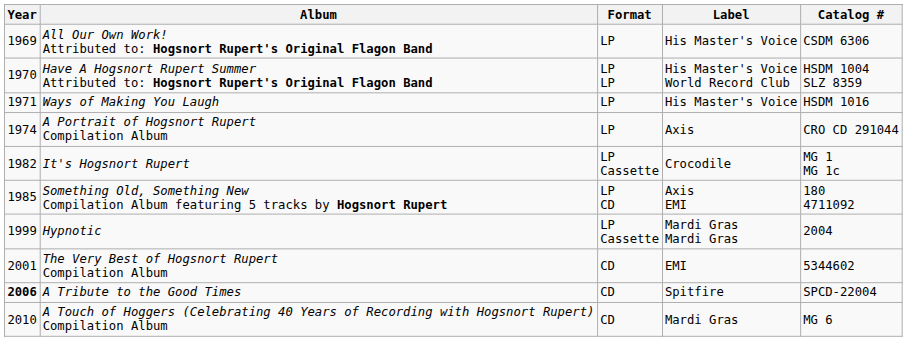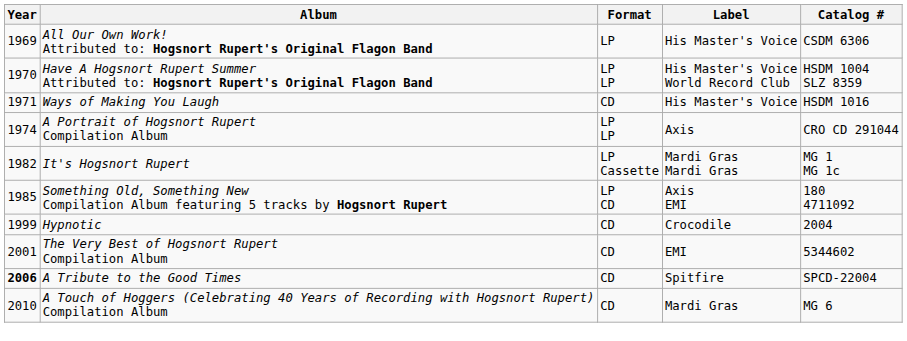(608, 102) LP -> (608, 102) CD
(608, 129) LP -> (608, 129) LP LP
(698, 163) Crocodile -> (702, 163) Mardi Gras Mardi Gras
(630, 231) LP Cassette -> (608, 224) CD
(702, 231) Mardi Gras Mardi Gras -> (698, 224) Crocodile
